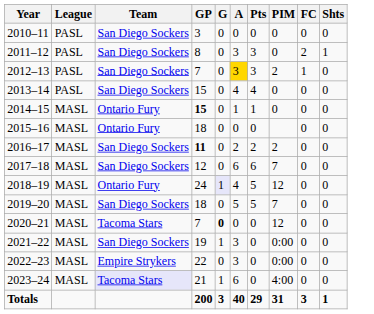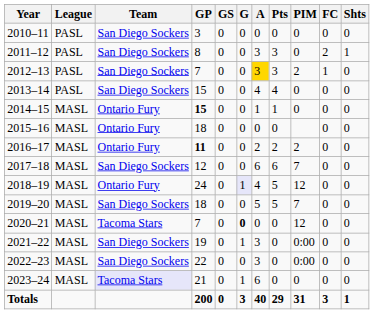+ column: (226, 14)
(143, 147) San Diego Sockers -> (129, 147) Ontario Fury
(137, 261) Empire Strykers -> (143, 261) San Diego Sockers
(283, 280) 4:00 -> (296, 280) 0
